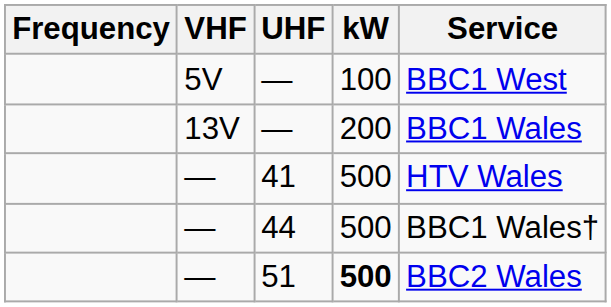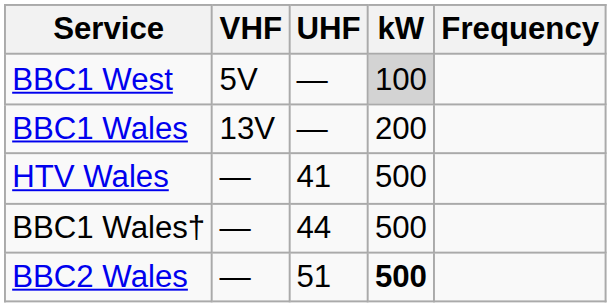columns swapped: (91, 29) <-> (503, 29)
(366, 78) no background -> (401, 78) lightgrey background
